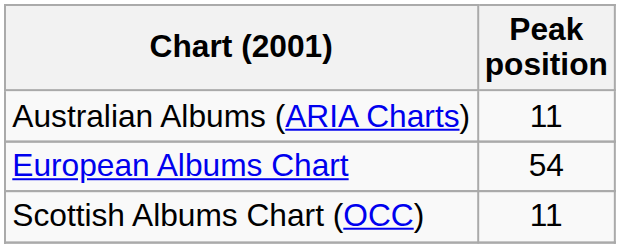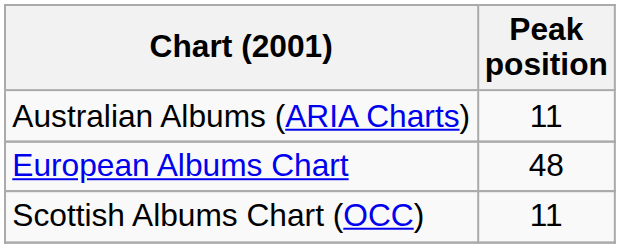(546, 165) 54 -> (546, 165) 48
